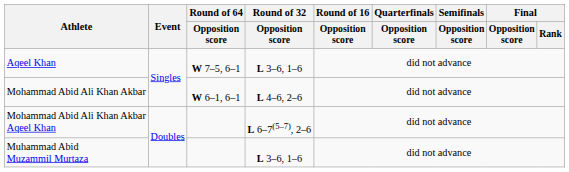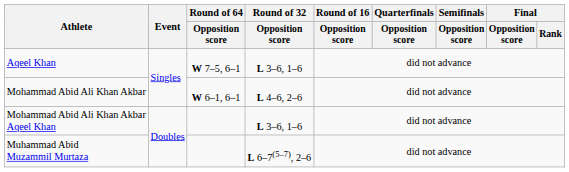(279, 128) L 6–7(5–7), 2–6 -> (279, 127) L 3–6, 1–6
(279, 159) L 3–6, 1–6 -> (279, 157) L 6–7(5–7), 2–6
